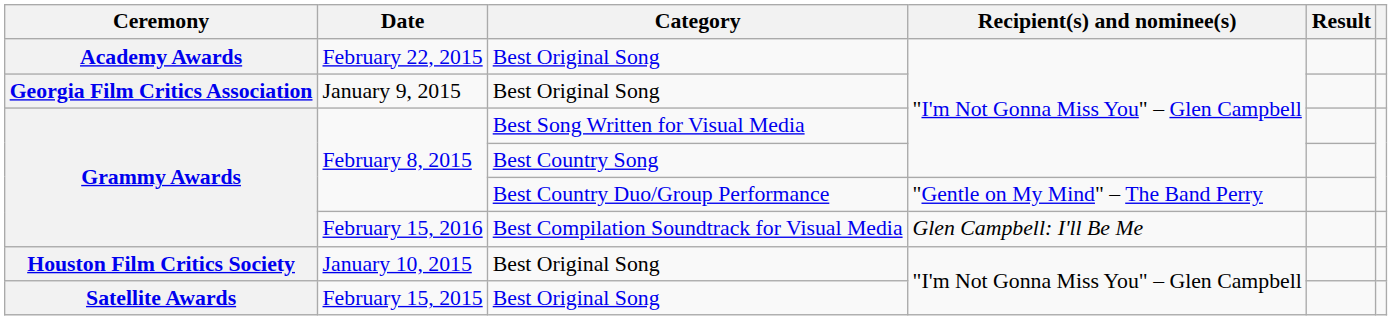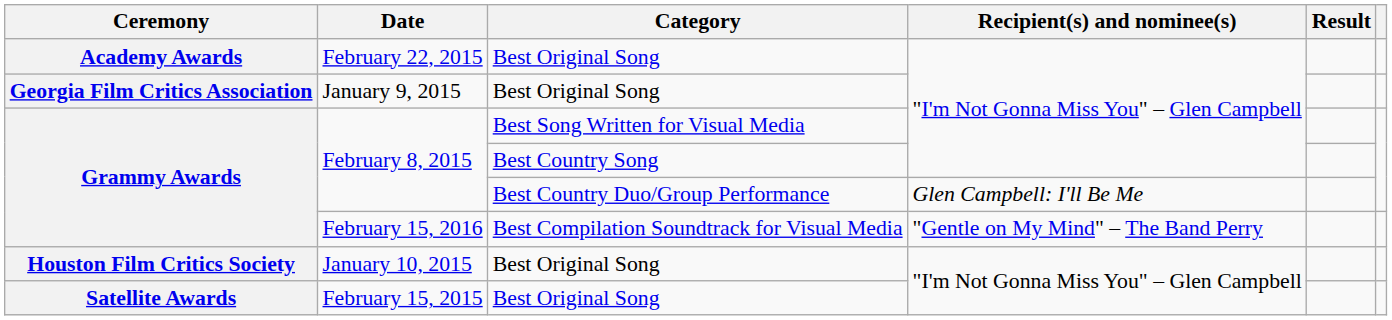(1088, 194) "Gentle on My Mind" – The Band Perry -> (1028, 194) Glen Campbell: I'll Be Me
(1028, 228) Glen Campbell: I'll Be Me -> (1088, 228) "Gentle on My Mind" – The Band Perry
